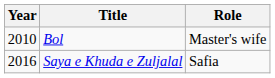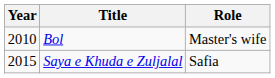(22, 61) 2016 -> (22, 61) 2015
